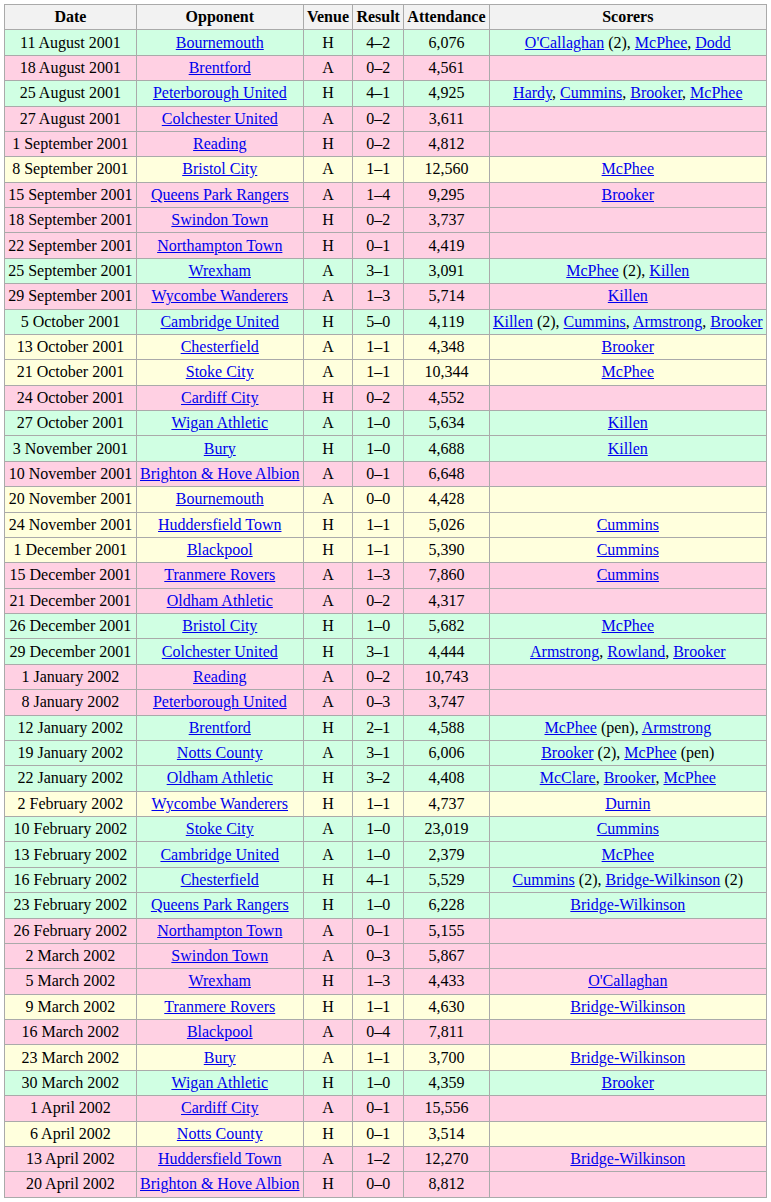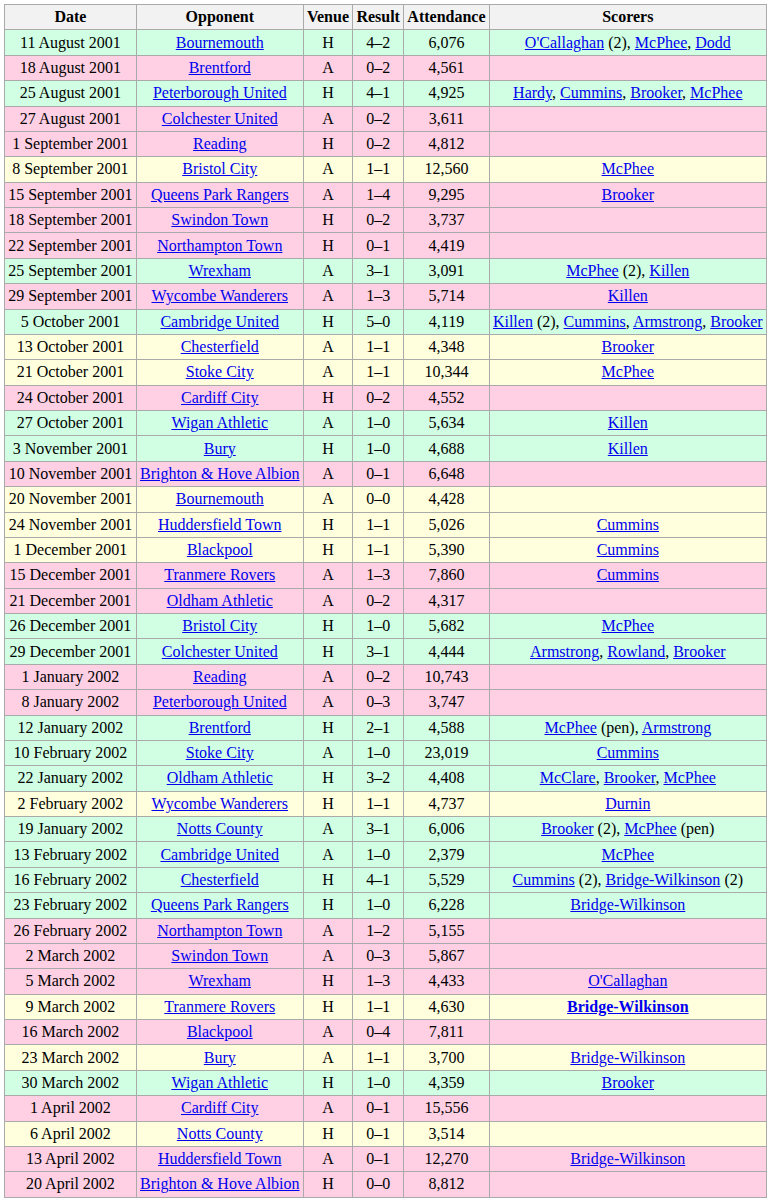rows swapped: (70, 753) <-> (70, 829)
(378, 930) 0–1 -> (378, 930) 1–2
(628, 1006) normal -> (628, 1006) bold
(378, 1159) 1–2 -> (378, 1159) 0–1
